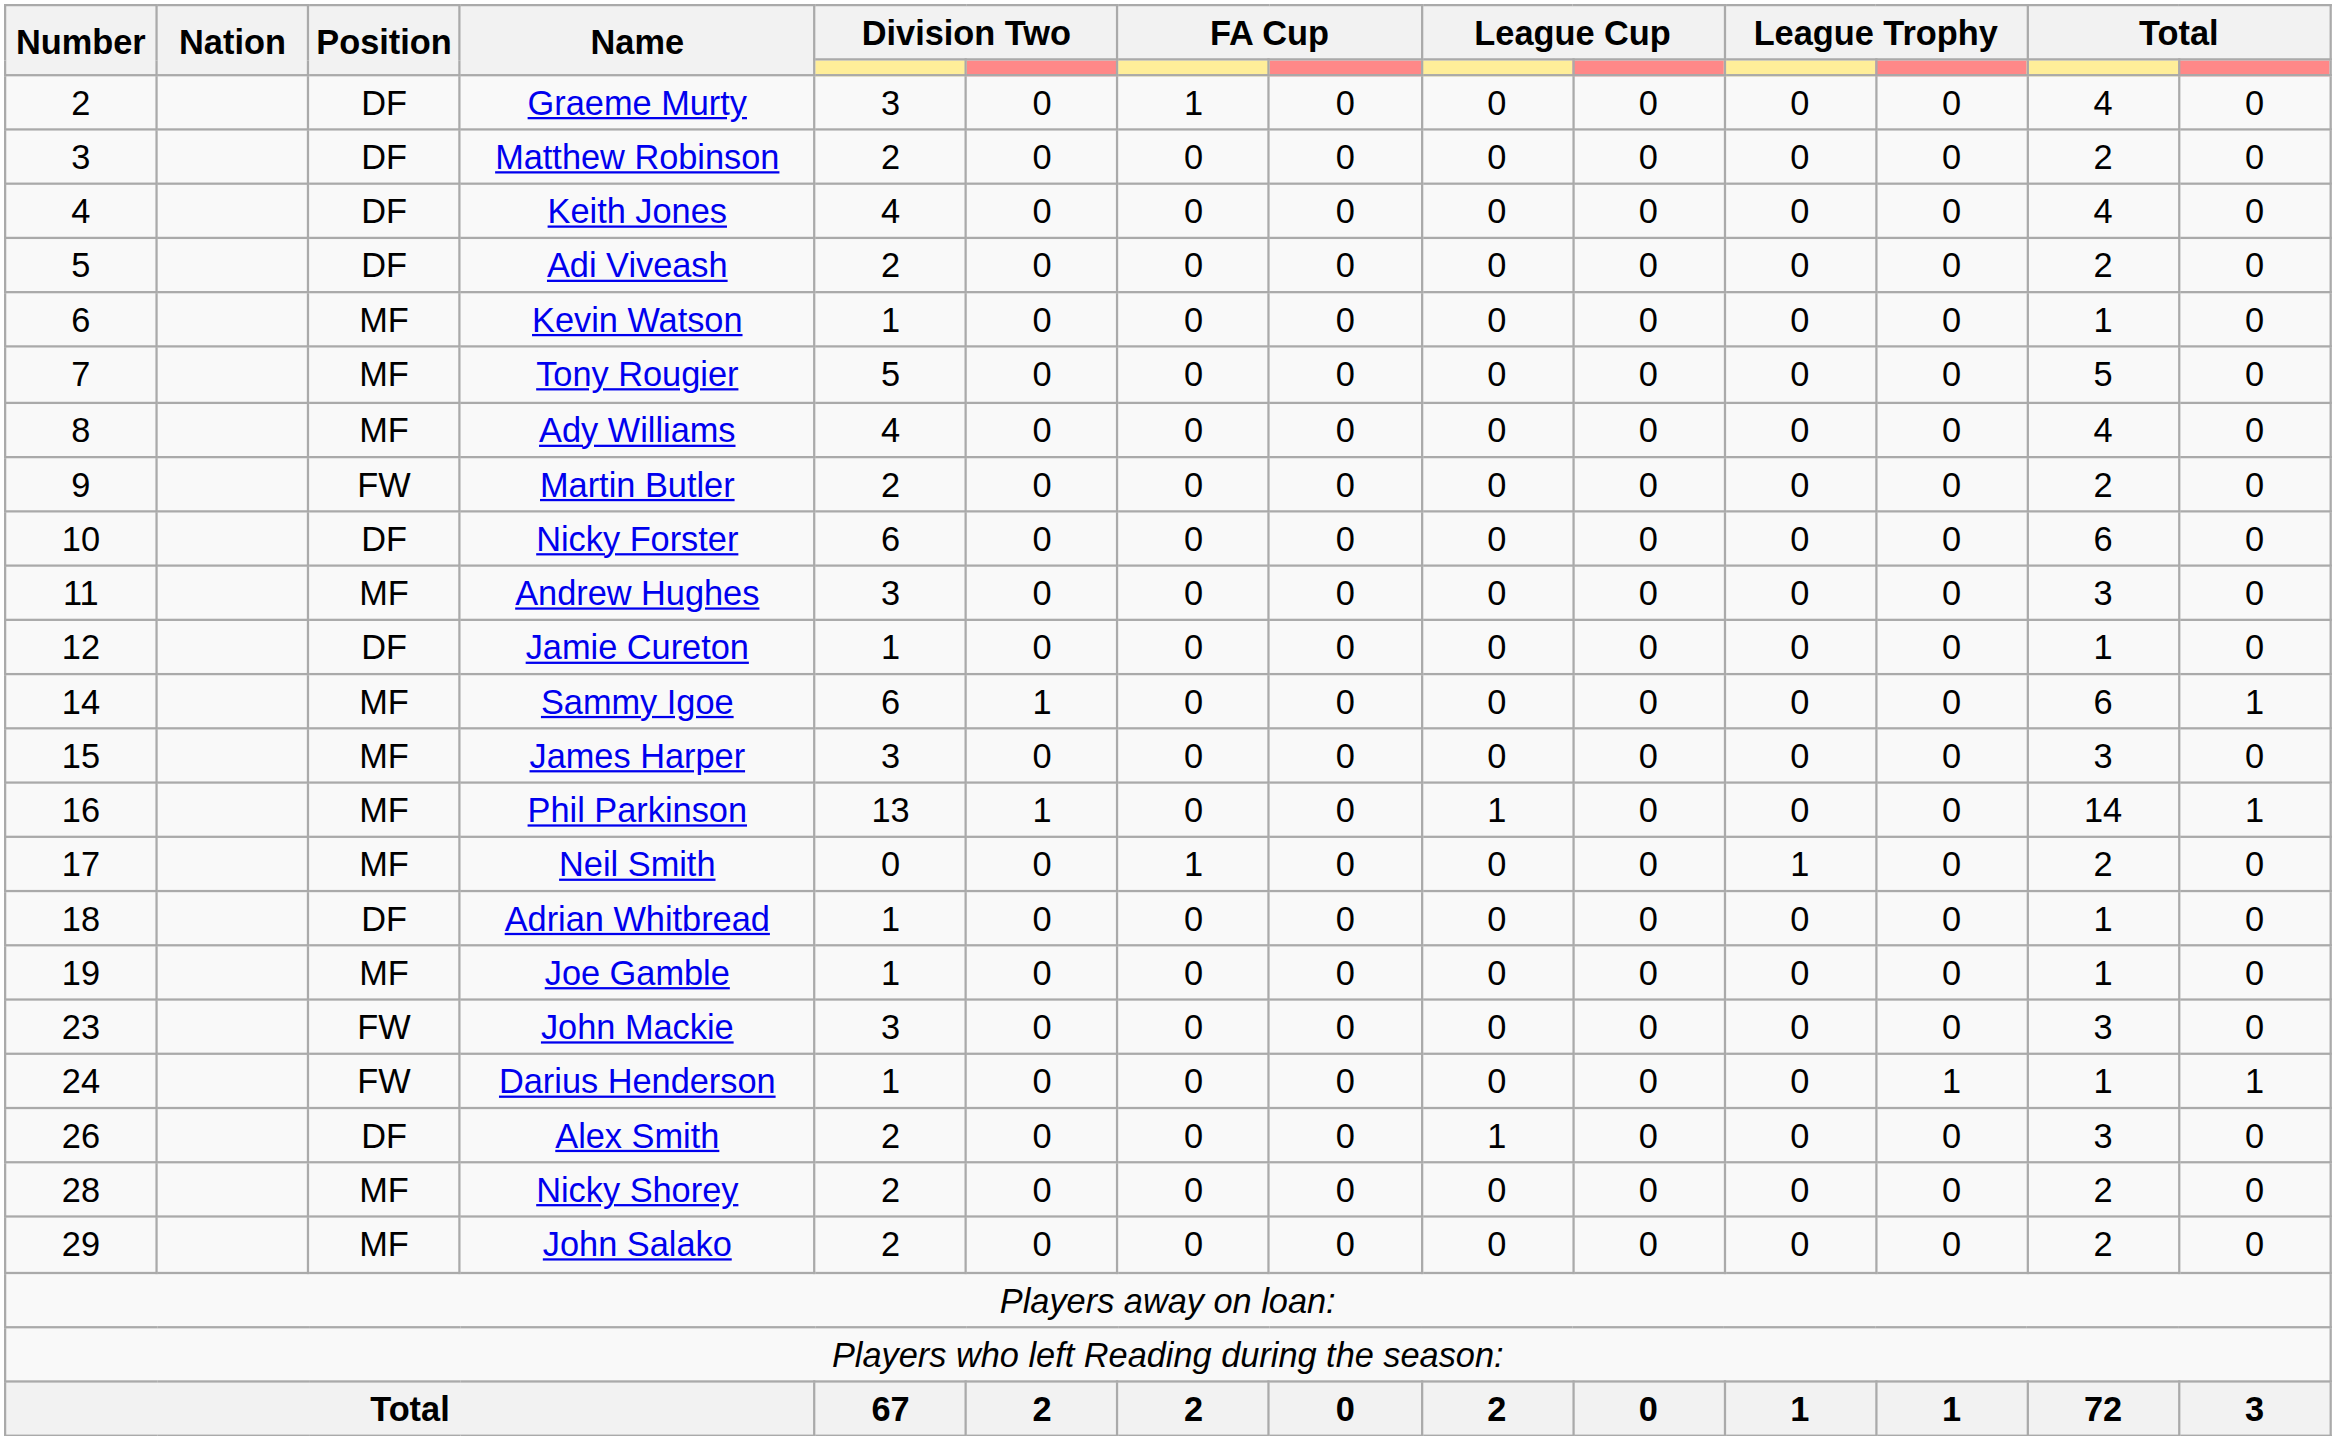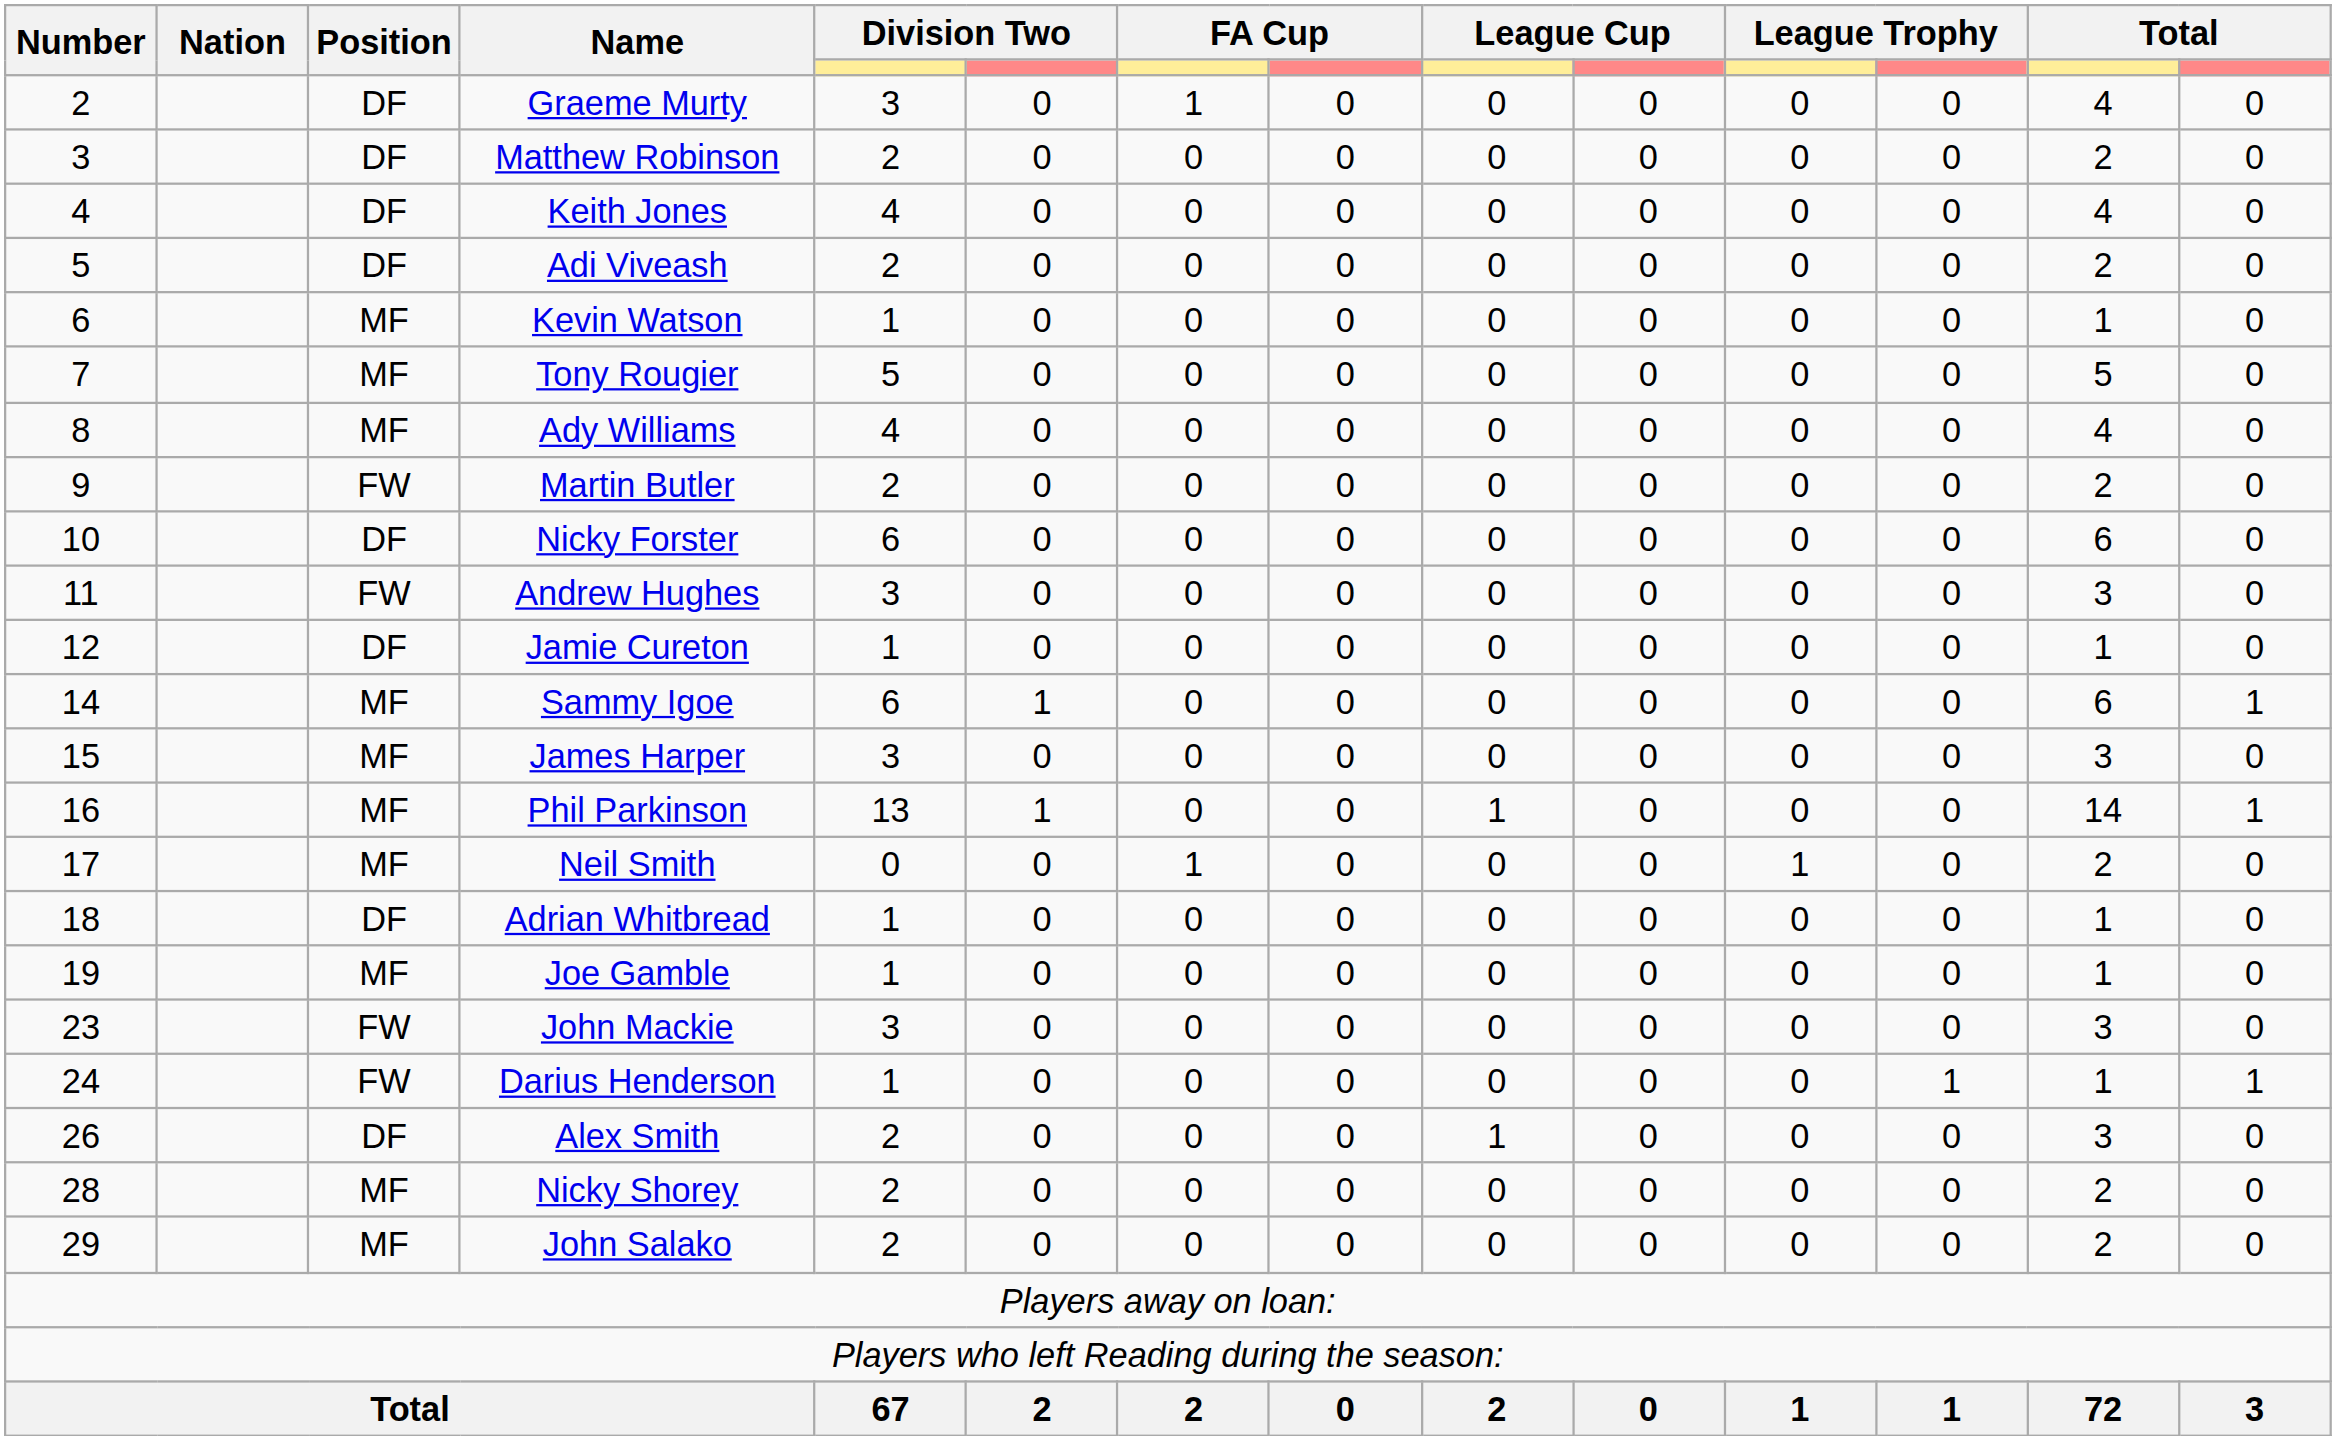(384, 592) MF -> (384, 592) FW
